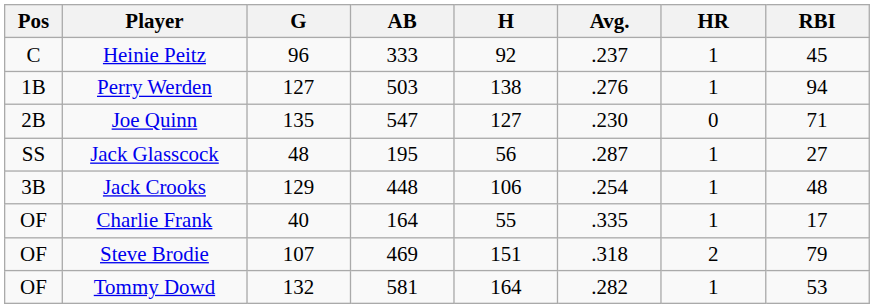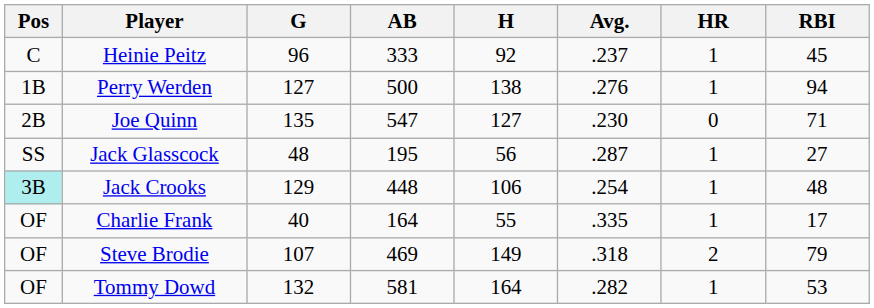(402, 87) 503 -> (402, 87) 500
(33, 187) no background -> (33, 187) paleturquoise background
(506, 253) 151 -> (506, 253) 149
